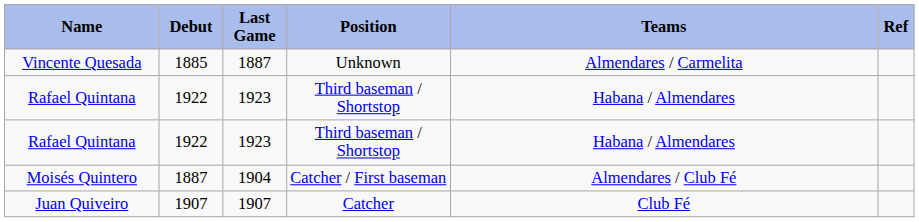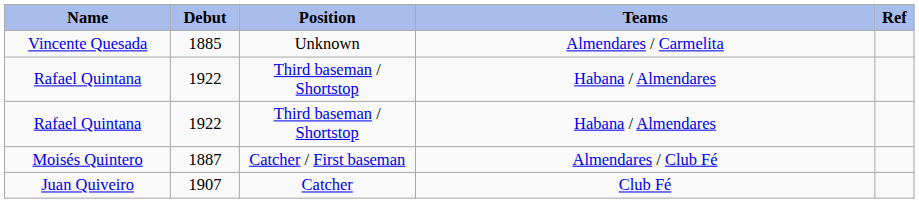- column: (255, 26)
